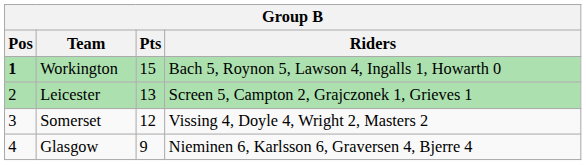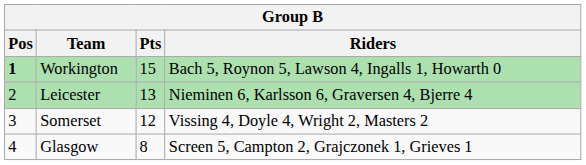(321, 95) Screen 5, Campton 2, Grajczonek 1, Grieves 1 -> (321, 95) Nieminen 6, Karlsson 6, Graversen 4, Bjerre 4
(144, 146) 9 -> (144, 146) 8
(321, 146) Nieminen 6, Karlsson 6, Graversen 4, Bjerre 4 -> (321, 146) Screen 5, Campton 2, Grajczonek 1, Grieves 1
